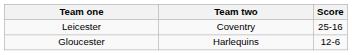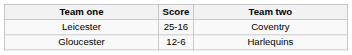columns swapped: (236, 12) <-> (330, 12)
